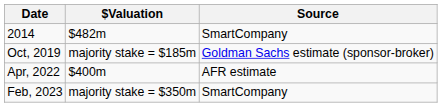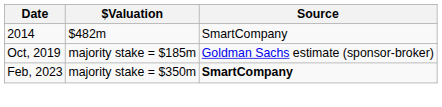- row: (34, 72)
(245, 92) normal -> (247, 72) bold
